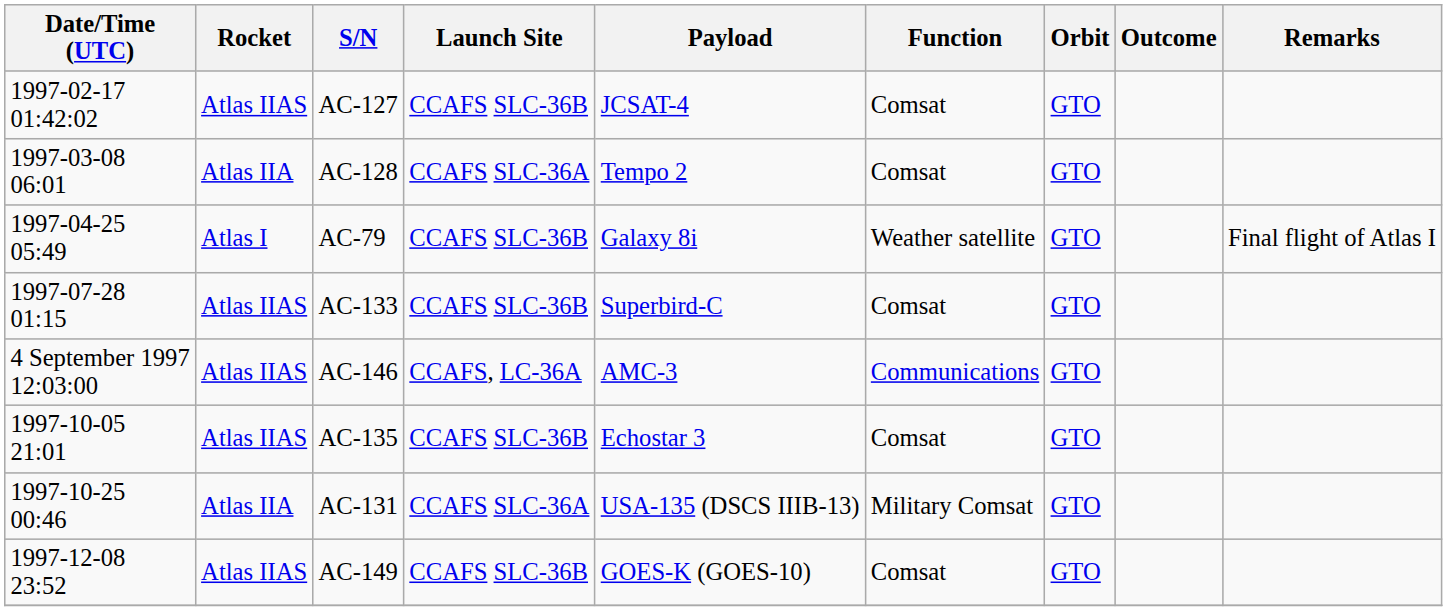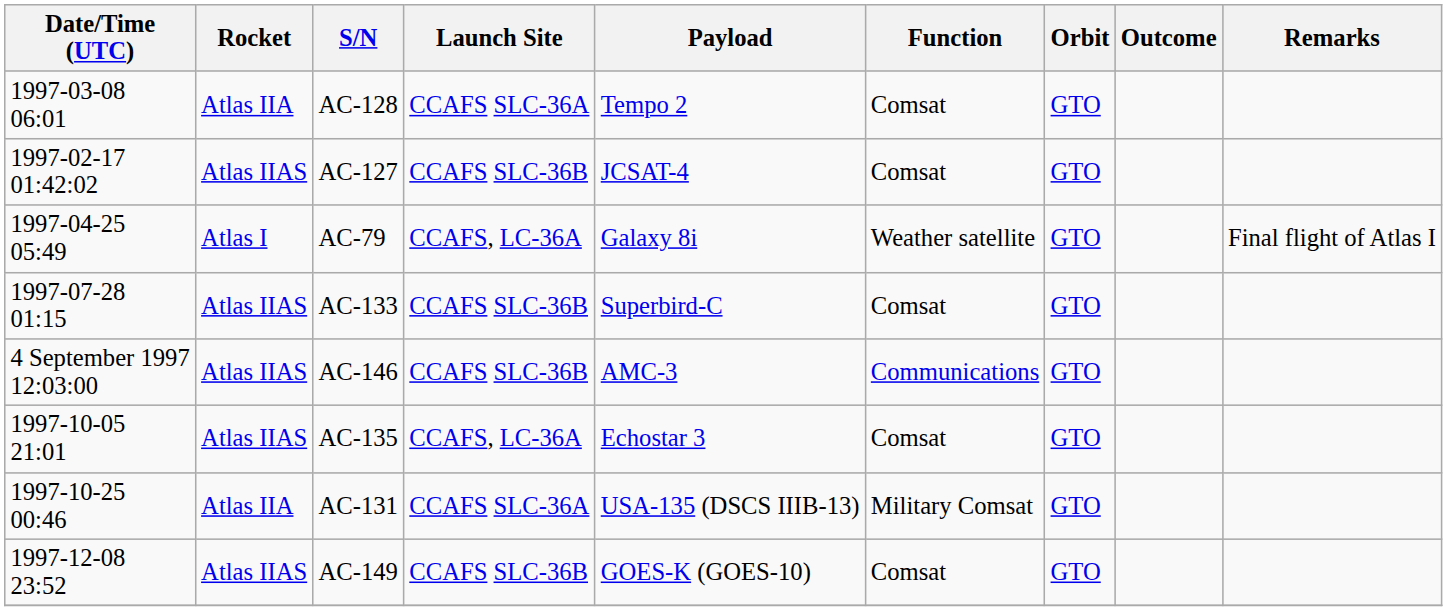rows swapped: (358, 104) <-> (358, 171)
(499, 238) CCAFS SLC-36B -> (496, 238) CCAFS, LC-36A
(496, 371) CCAFS, LC-36A -> (499, 371) CCAFS SLC-36B
(499, 438) CCAFS SLC-36B -> (496, 438) CCAFS, LC-36A
